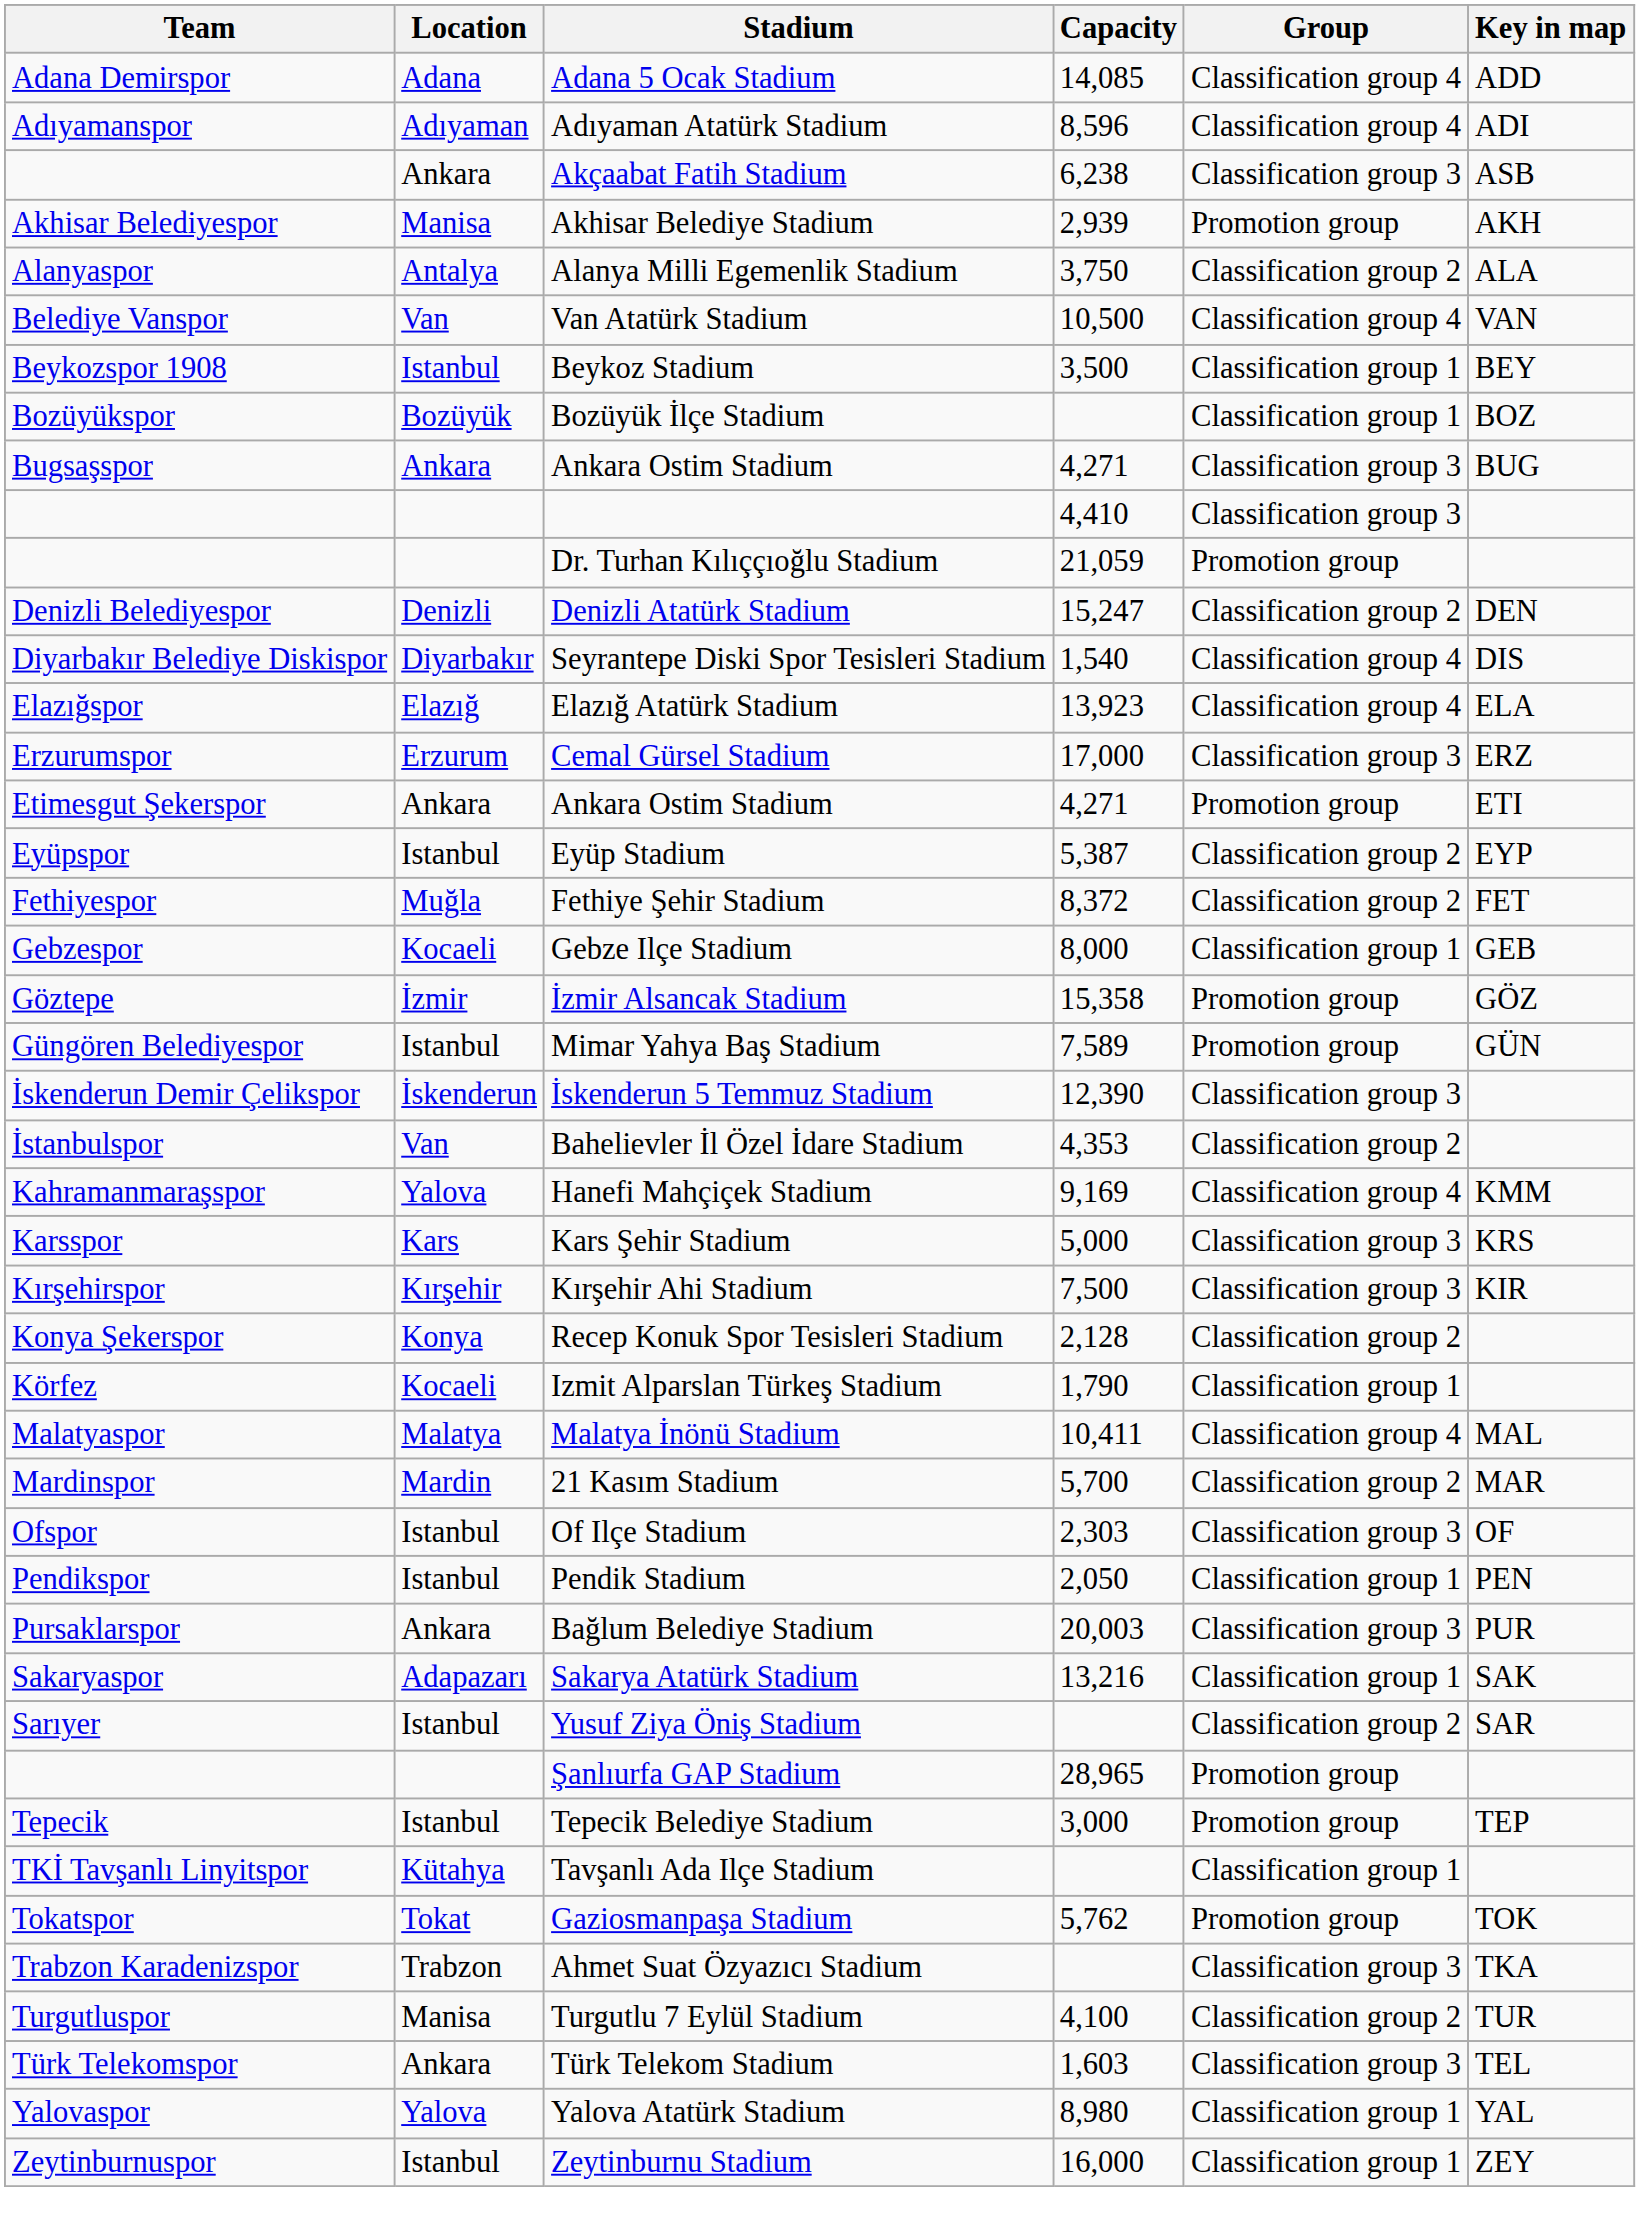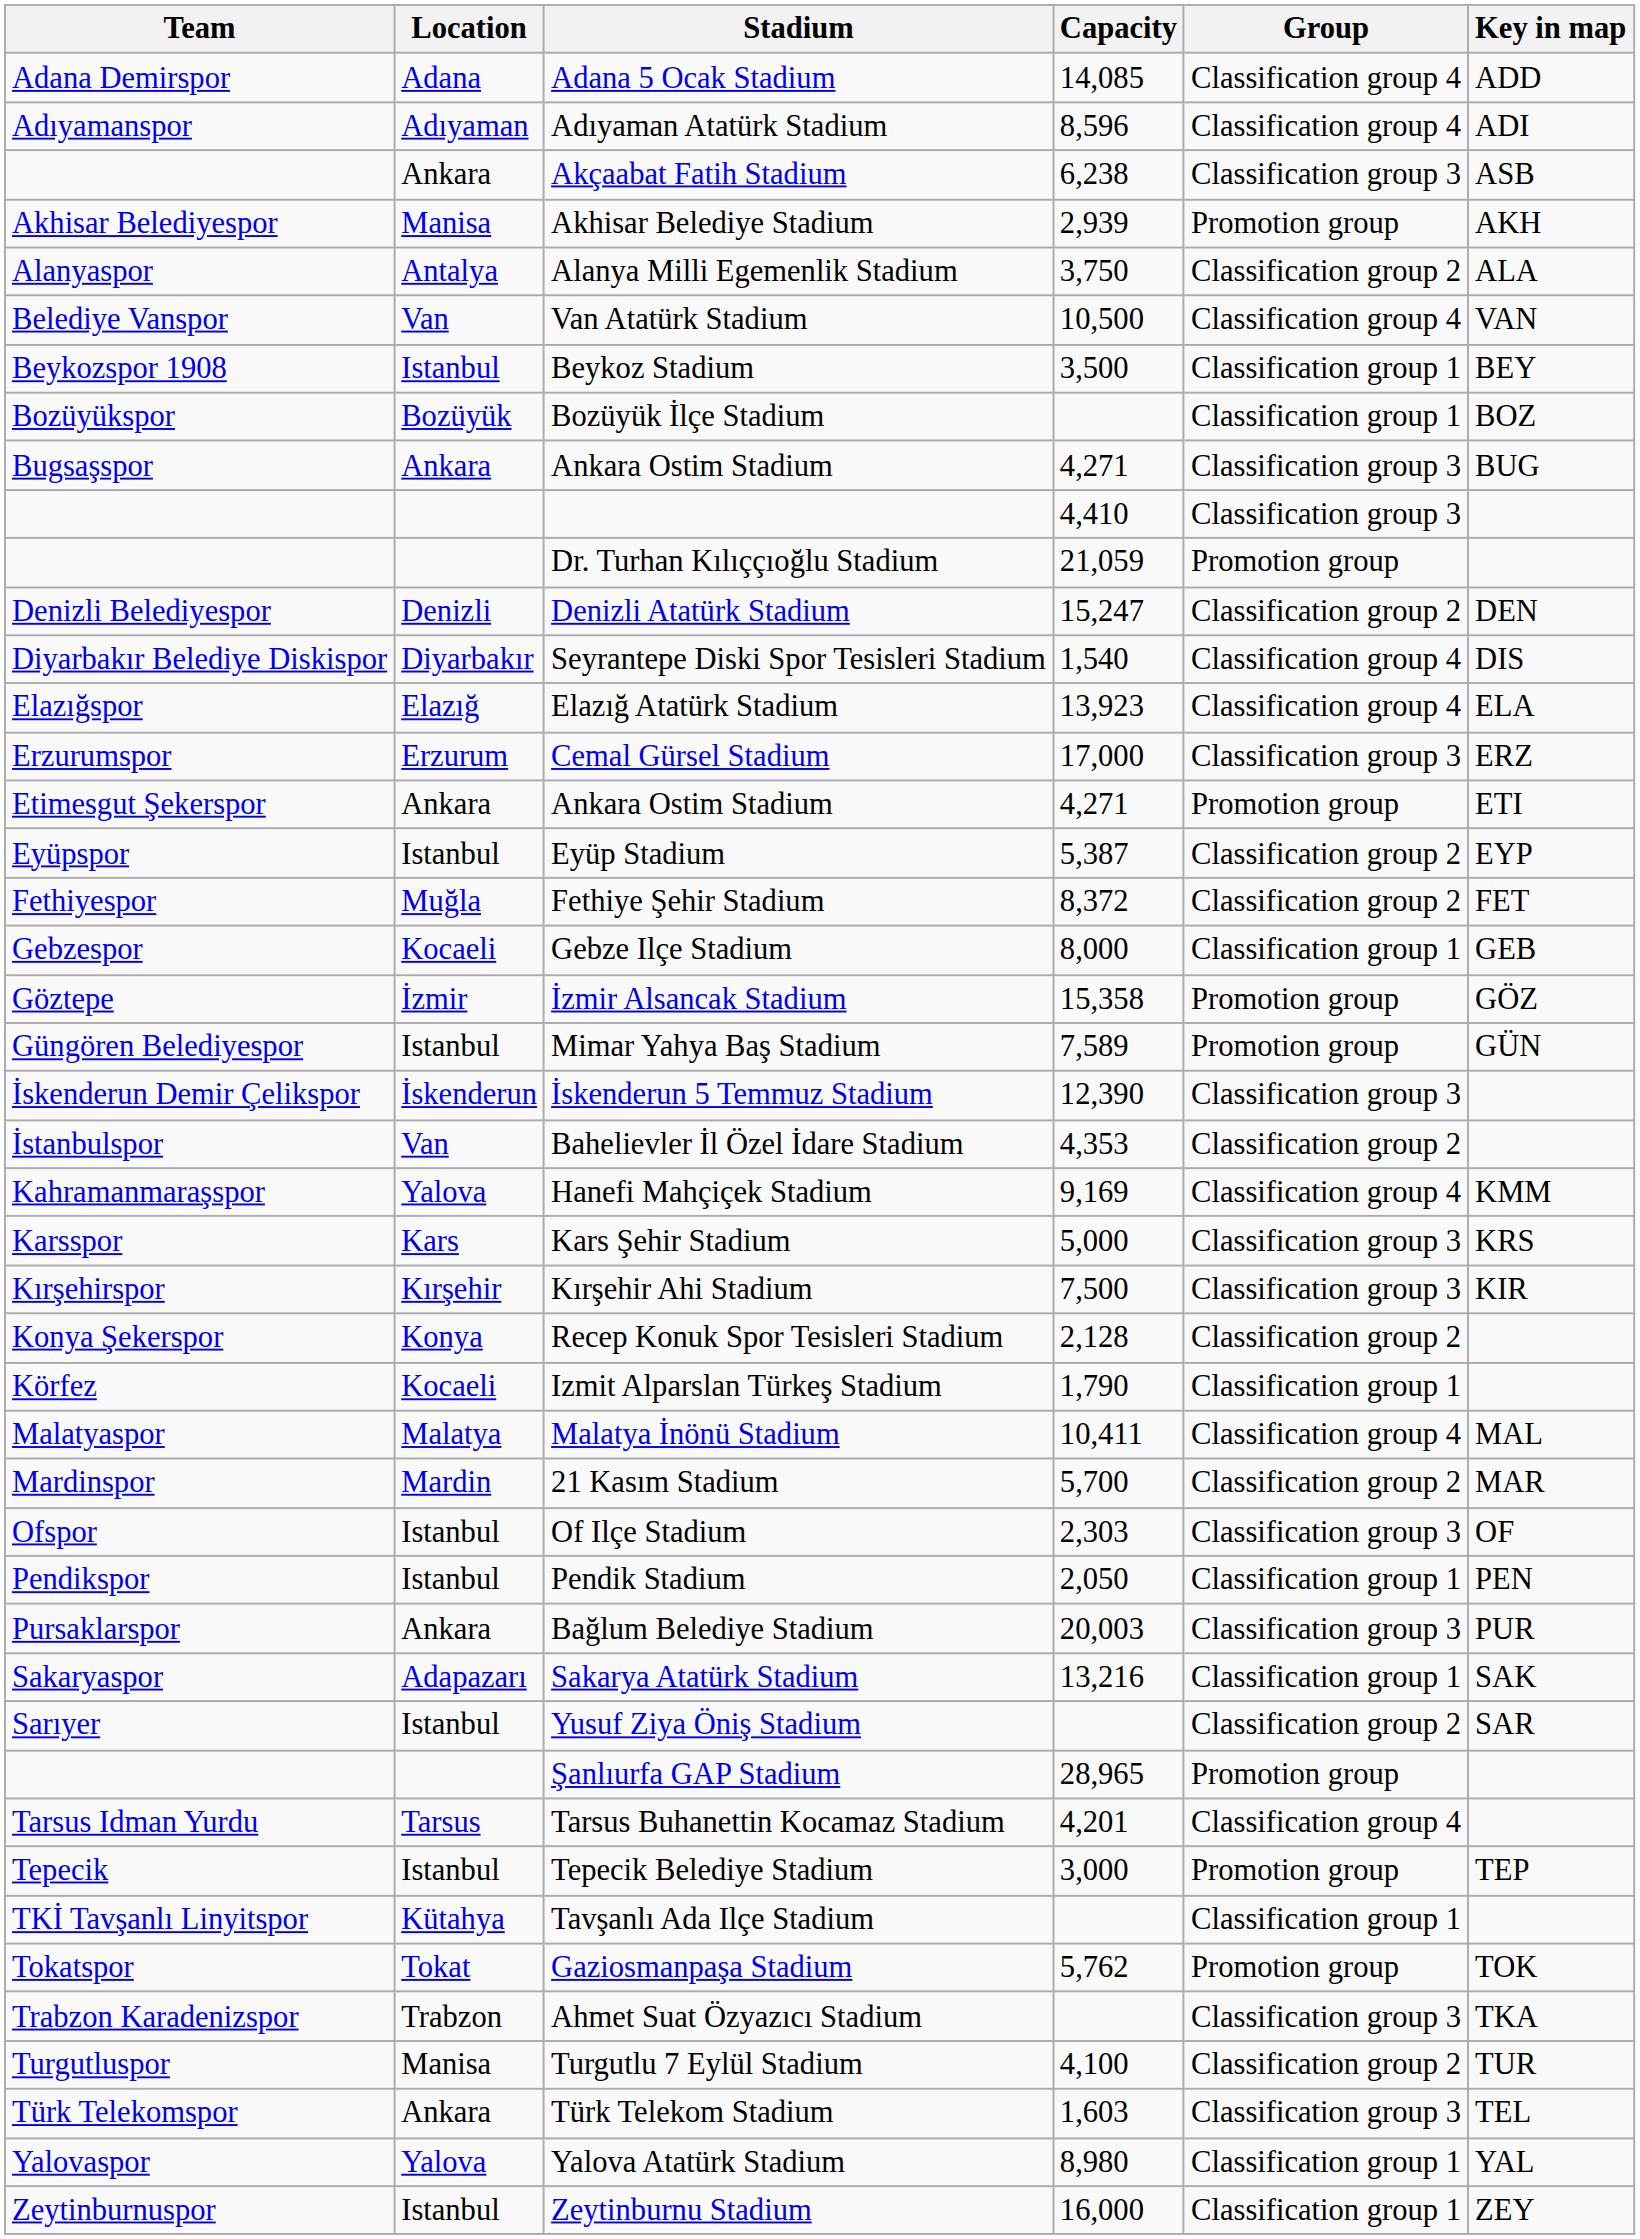+ row: (135, 1821)
